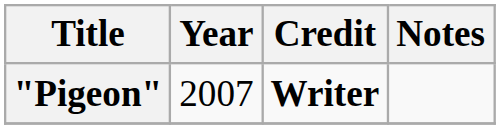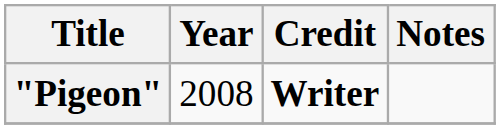(216, 92) 2007 -> (216, 92) 2008
